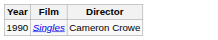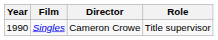+ column: (178, 12)
